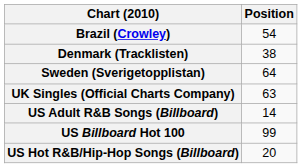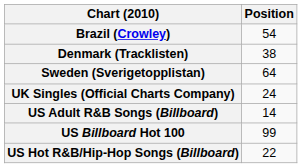(269, 93) 63 -> (269, 93) 24
(269, 152) 20 -> (269, 152) 22
